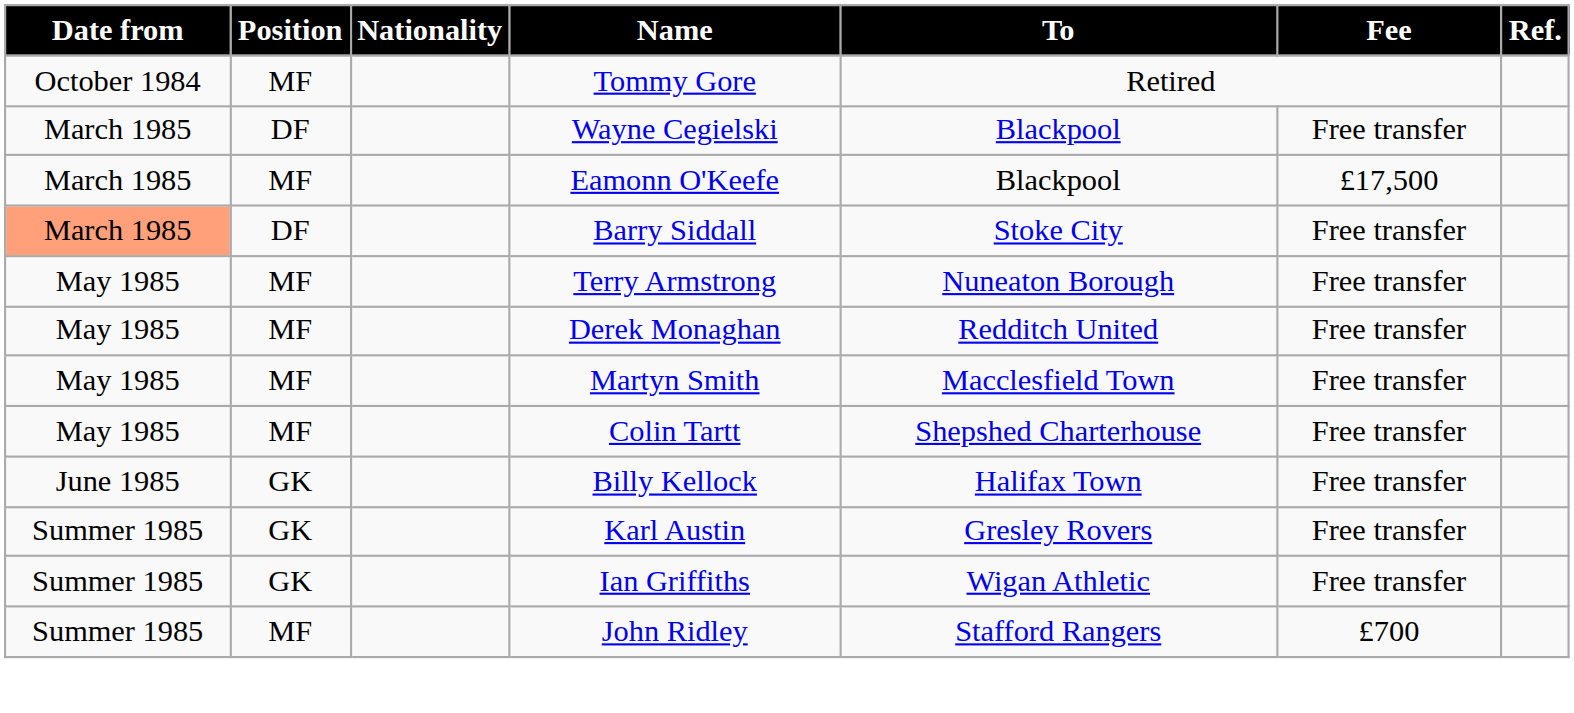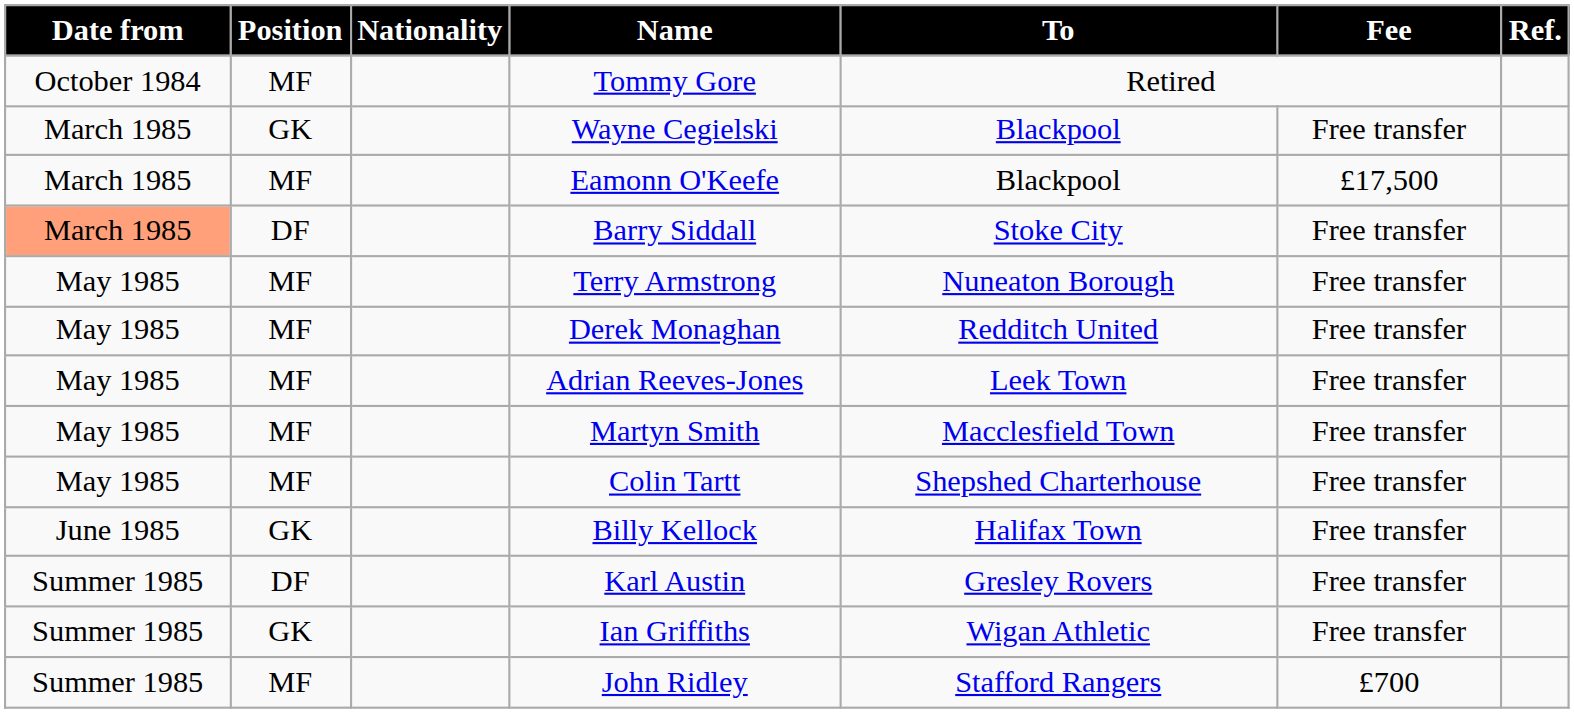(290, 130) DF -> (290, 130) GK
+ row: (675, 380)
(290, 531) GK -> (290, 581) DF
